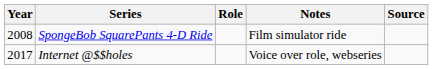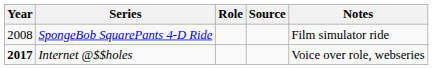columns swapped: (315, 14) <-> (406, 14)
(20, 54) normal -> (20, 54) bold
